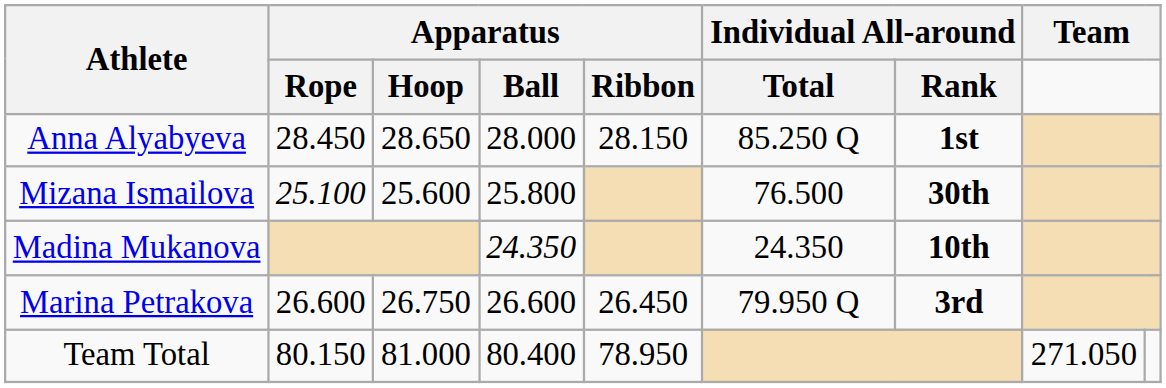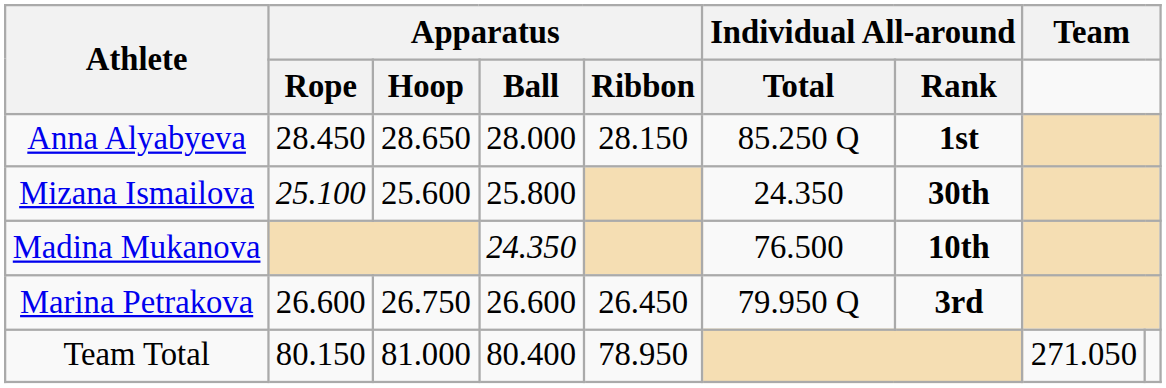(799, 193) 76.500 -> (799, 193) 24.350
(799, 247) 24.350 -> (799, 247) 76.500
